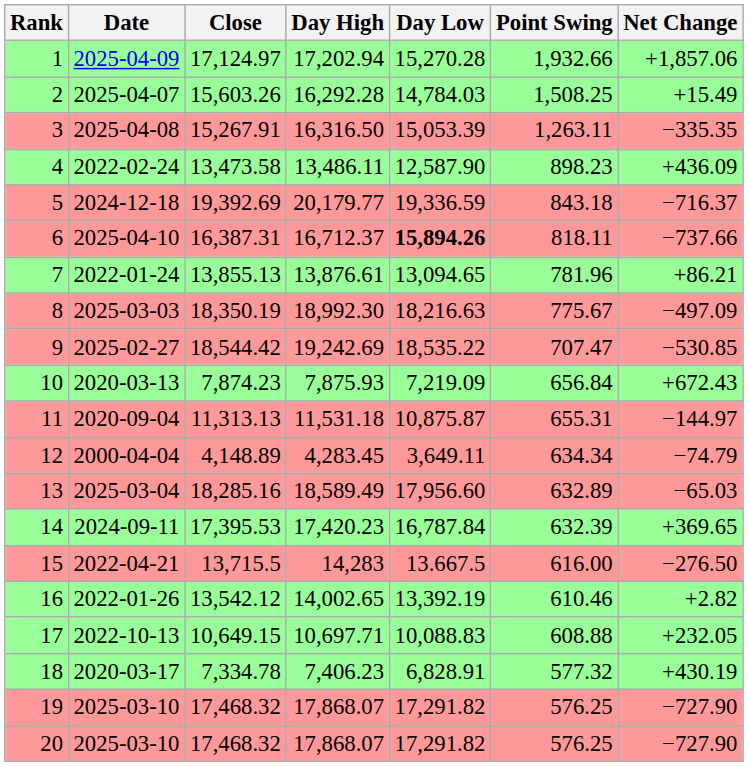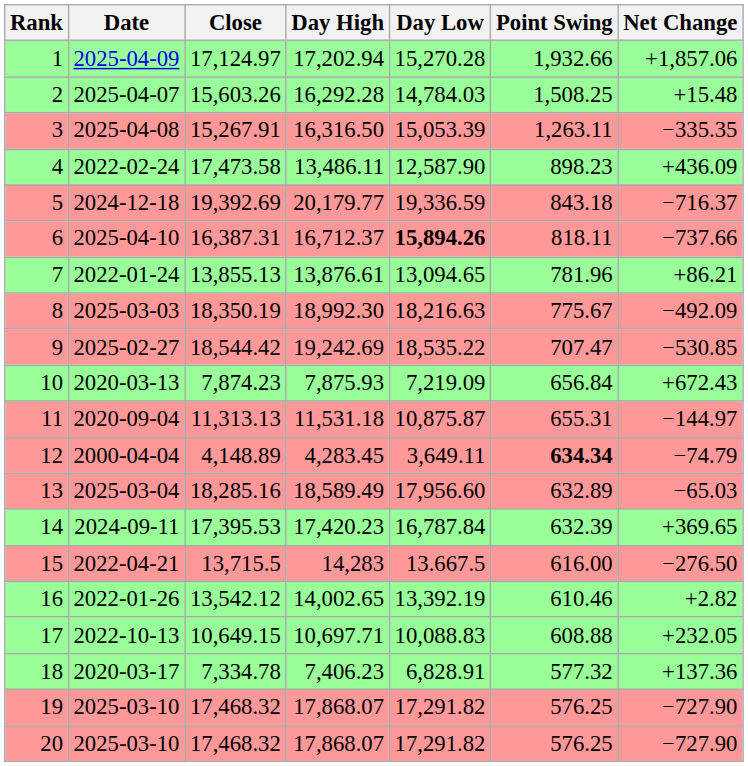(705, 94) +15.49 -> (705, 94) +15.48
(235, 166) 13,473.58 -> (235, 166) 17,473.58
(700, 310) −497.09 -> (700, 310) −492.09
(581, 454) normal -> (581, 454) bold
(700, 671) +430.19 -> (700, 671) +137.36
